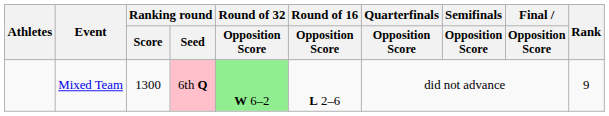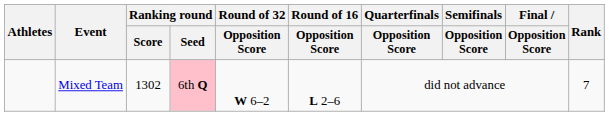(148, 85) 1300 -> (148, 85) 1302
(252, 101) lightgreen background -> (252, 101) no background
(586, 85) 9 -> (586, 85) 7
